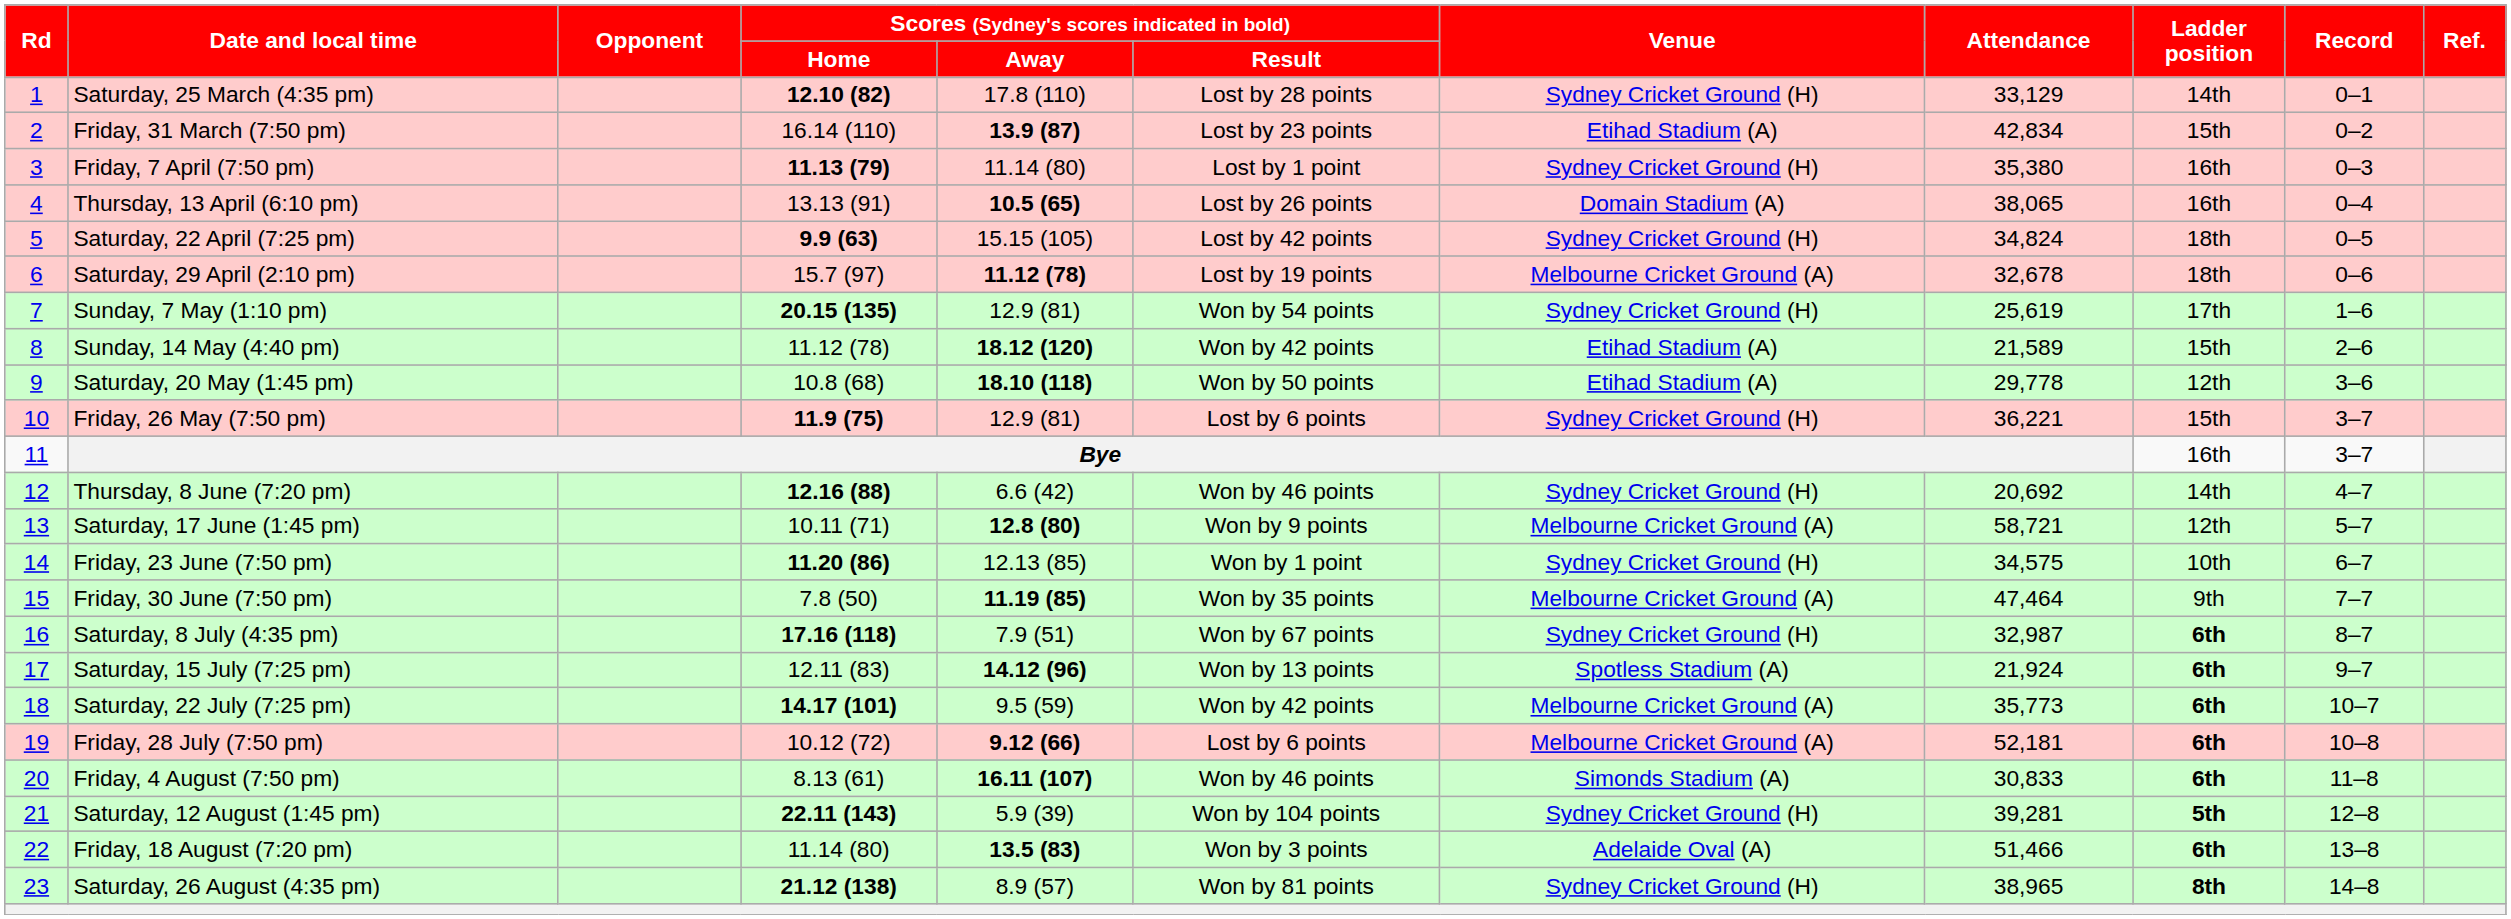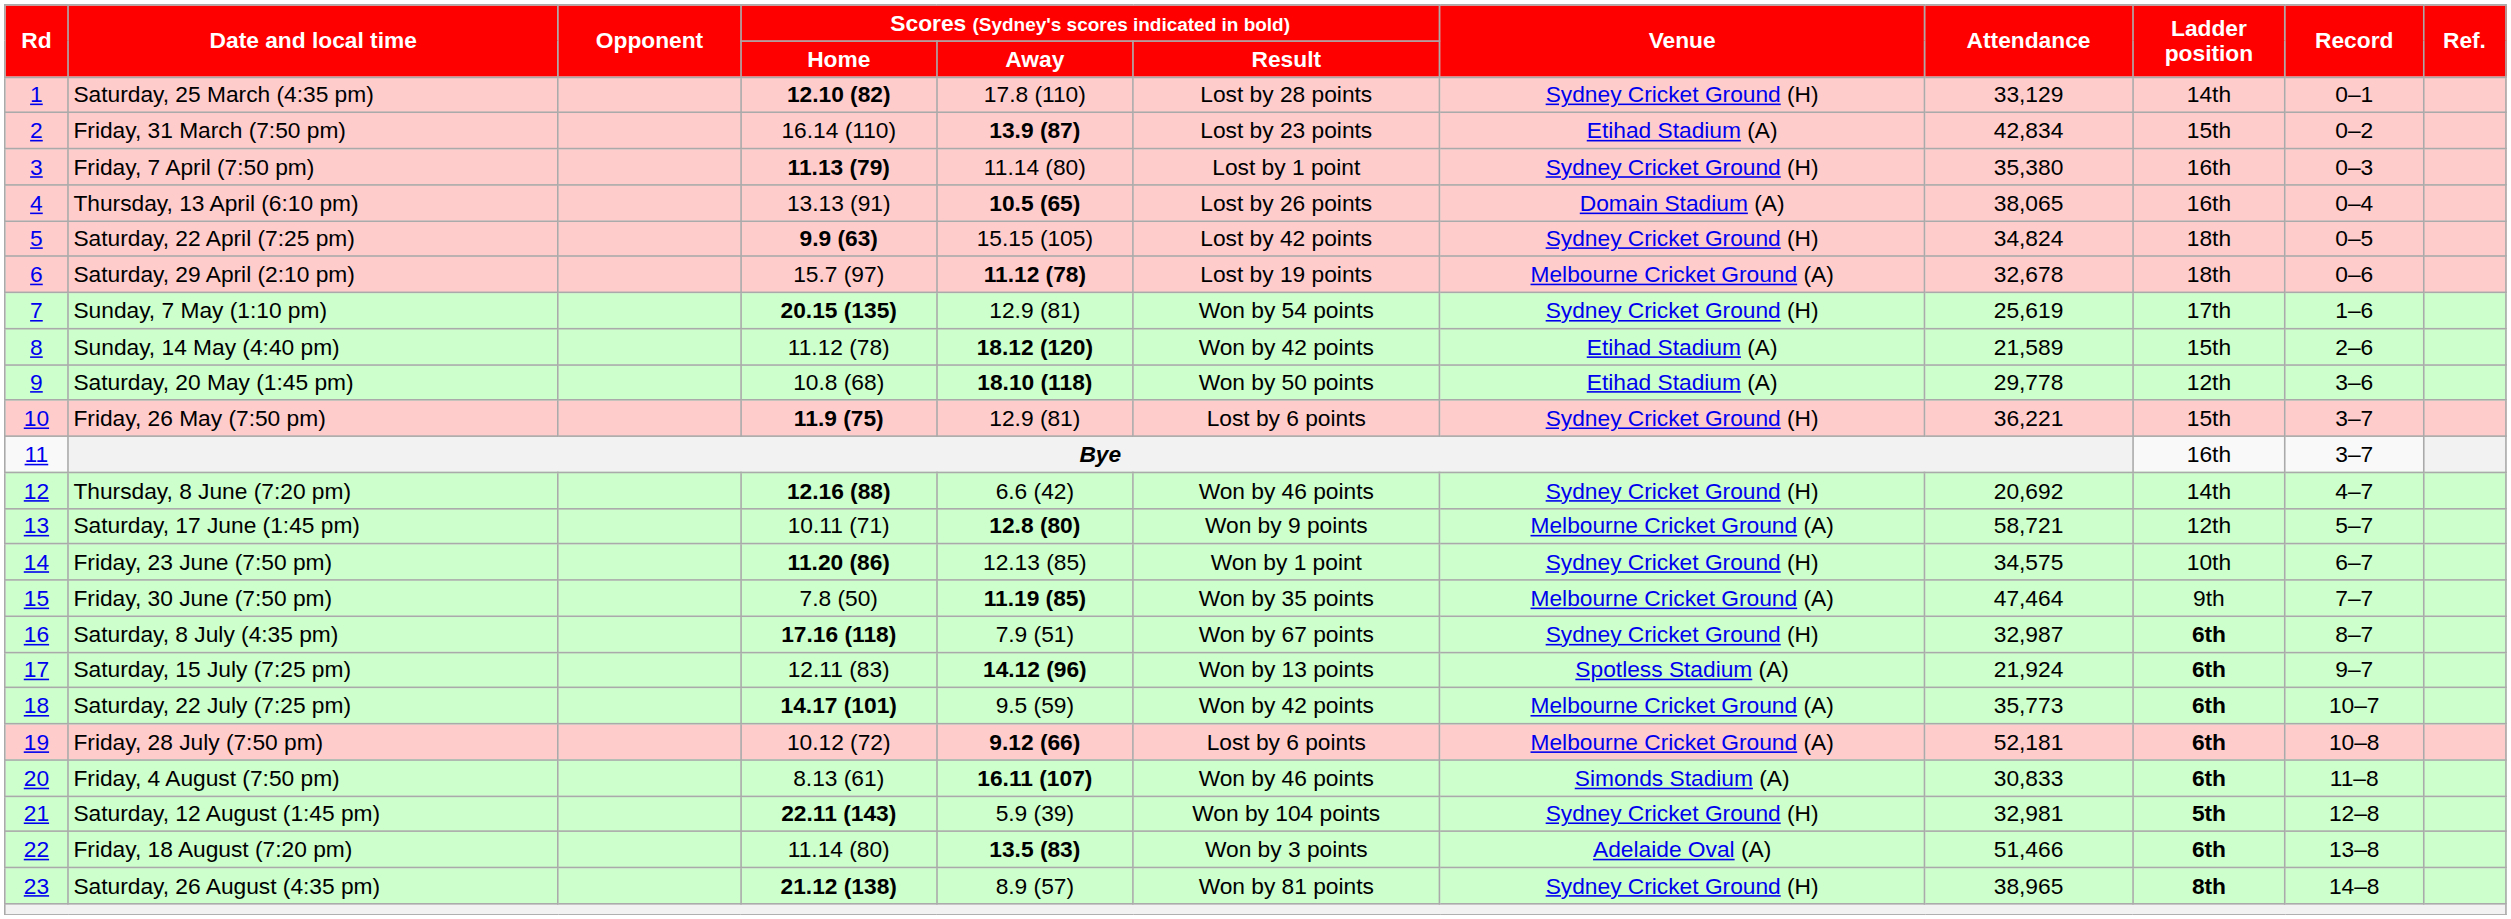(2029, 814) 39,281 -> (2029, 814) 32,981
